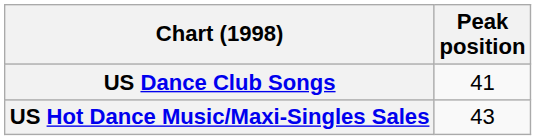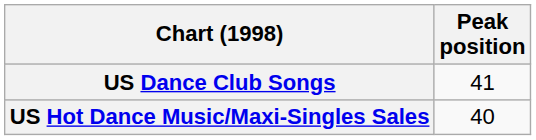(483, 116) 43 -> (483, 116) 40
